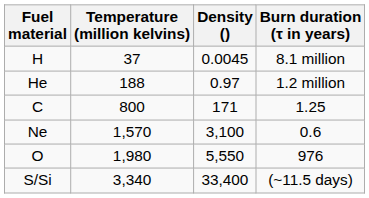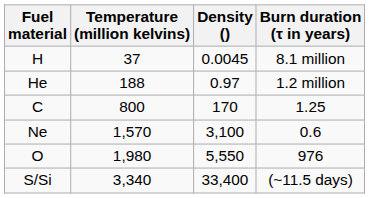(225, 107) 171 -> (225, 107) 170
